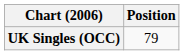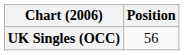(151, 38) 79 -> (151, 38) 56
